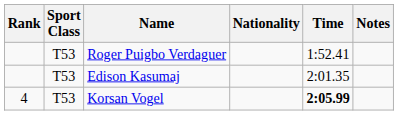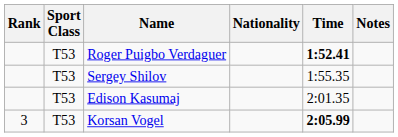(328, 53) normal -> (328, 53) bold
+ row: (127, 76)
(24, 98) 4 -> (24, 120) 3
